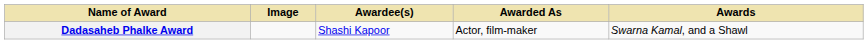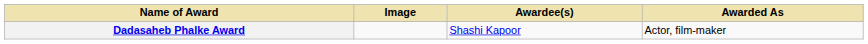- column: (736, 13)
